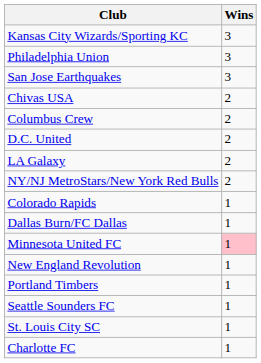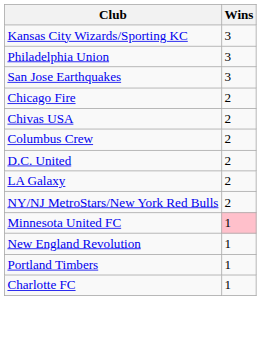+ row: (42, 98)
- row: (52, 202)
- row: (67, 222)
- row: (61, 306)
- row: (54, 327)
